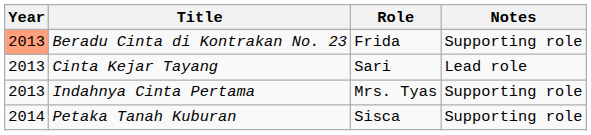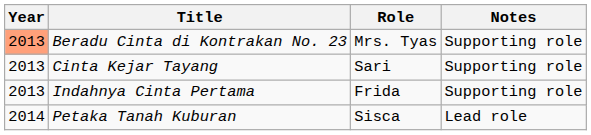(377, 42) Frida -> (396, 42) Mrs. Tyas
(486, 67) Lead role -> (513, 67) Supporting role
(396, 92) Mrs. Tyas -> (377, 92) Frida
(513, 117) Supporting role -> (486, 117) Lead role
